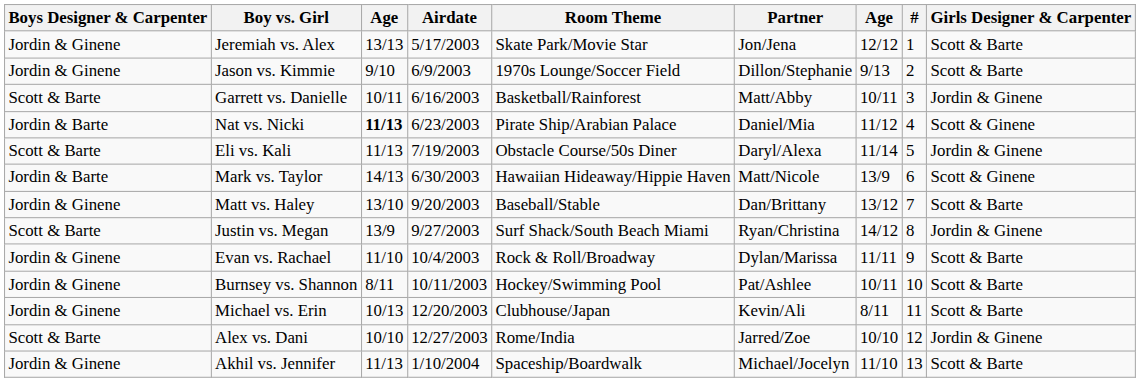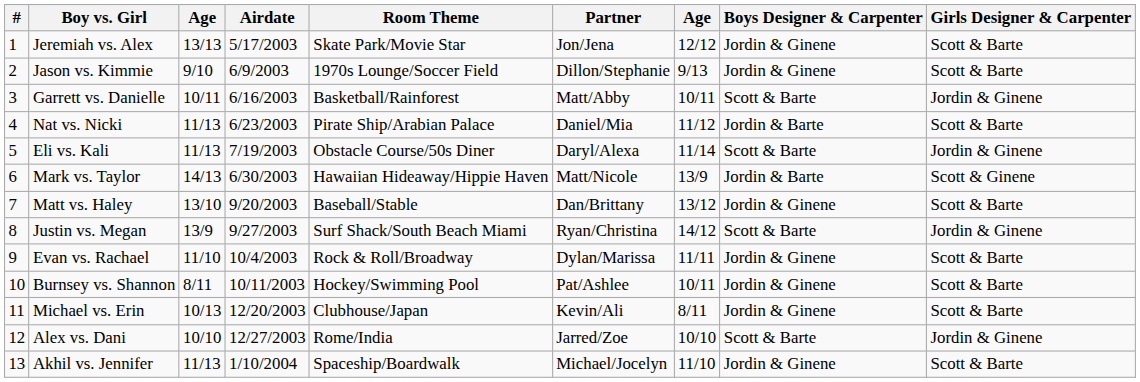columns swapped: (914, 17) <-> (108, 17)
(384, 124) bold -> (202, 124) normal
(983, 124) Scott & Ginene -> (977, 124) Scott & Barte
